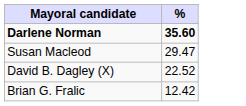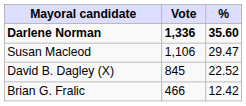+ column: (184, 14)
